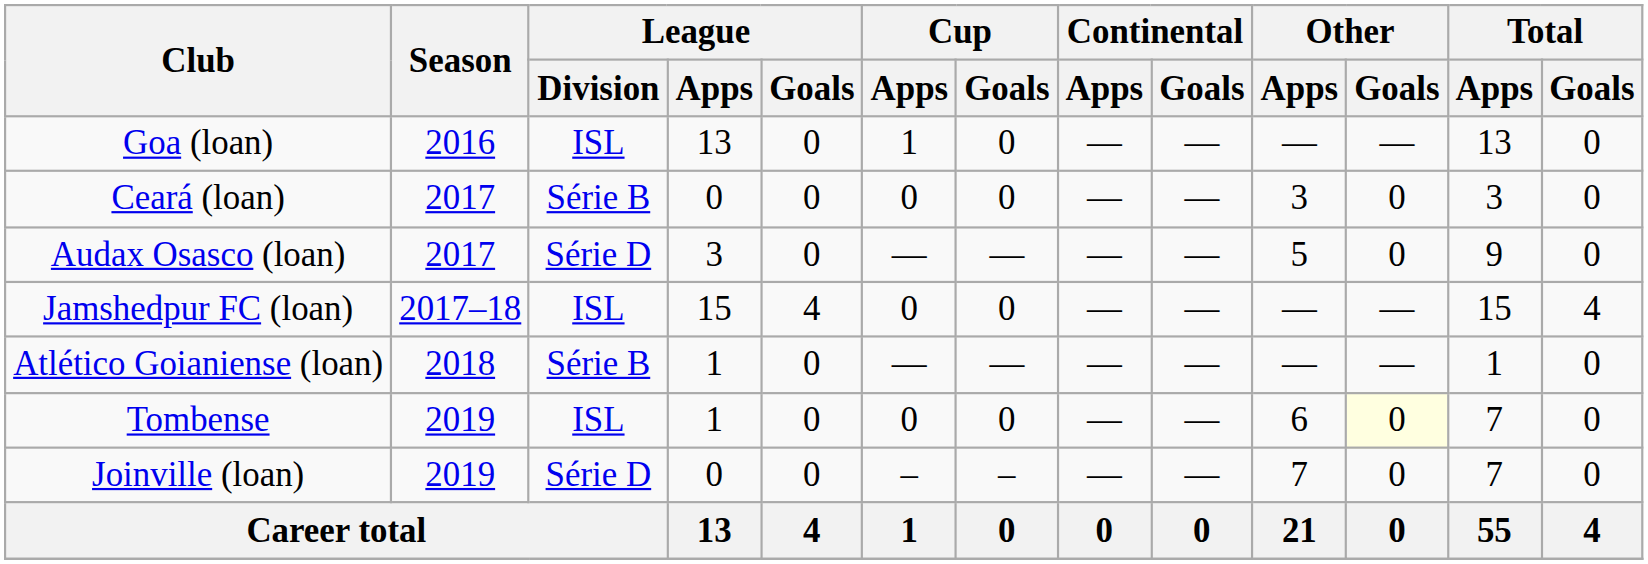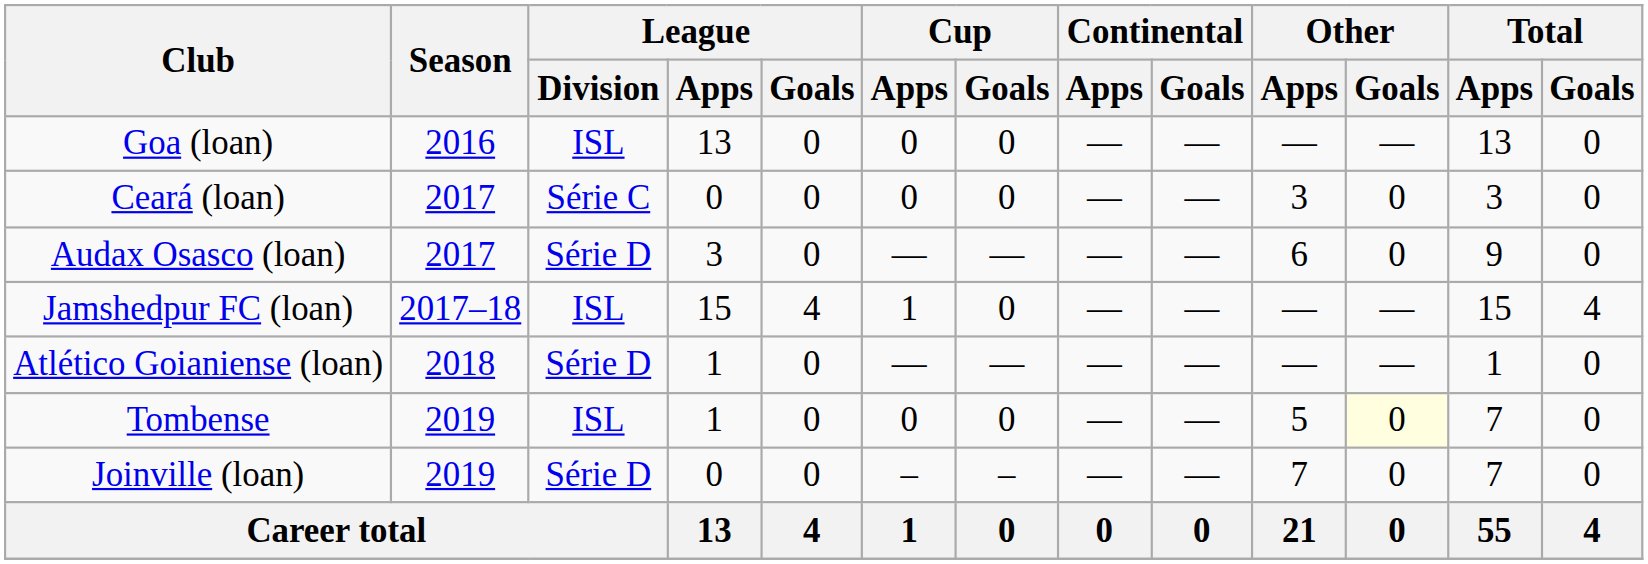(909, 142) 1 -> (909, 142) 0
(598, 198) Série B -> (598, 198) Série C
(1299, 253) 5 -> (1299, 253) 6
(909, 308) 0 -> (909, 308) 1
(598, 364) Série B -> (598, 364) Série D
(1299, 419) 6 -> (1299, 419) 5
